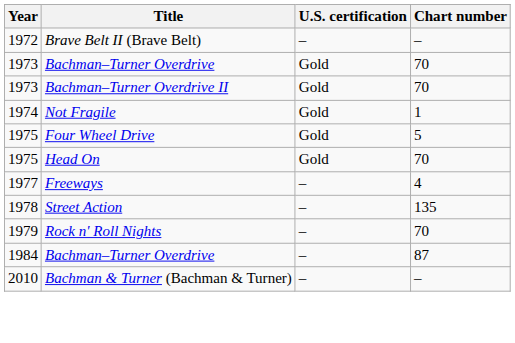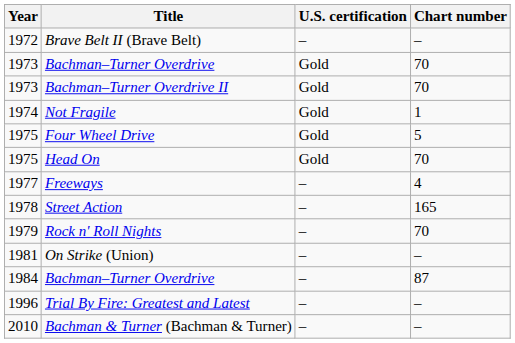(425, 207) 135 -> (425, 207) 165
+ row: (23, 254)
+ row: (23, 302)
